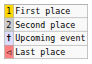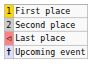rows swapped: (40, 52) <-> (50, 38)
